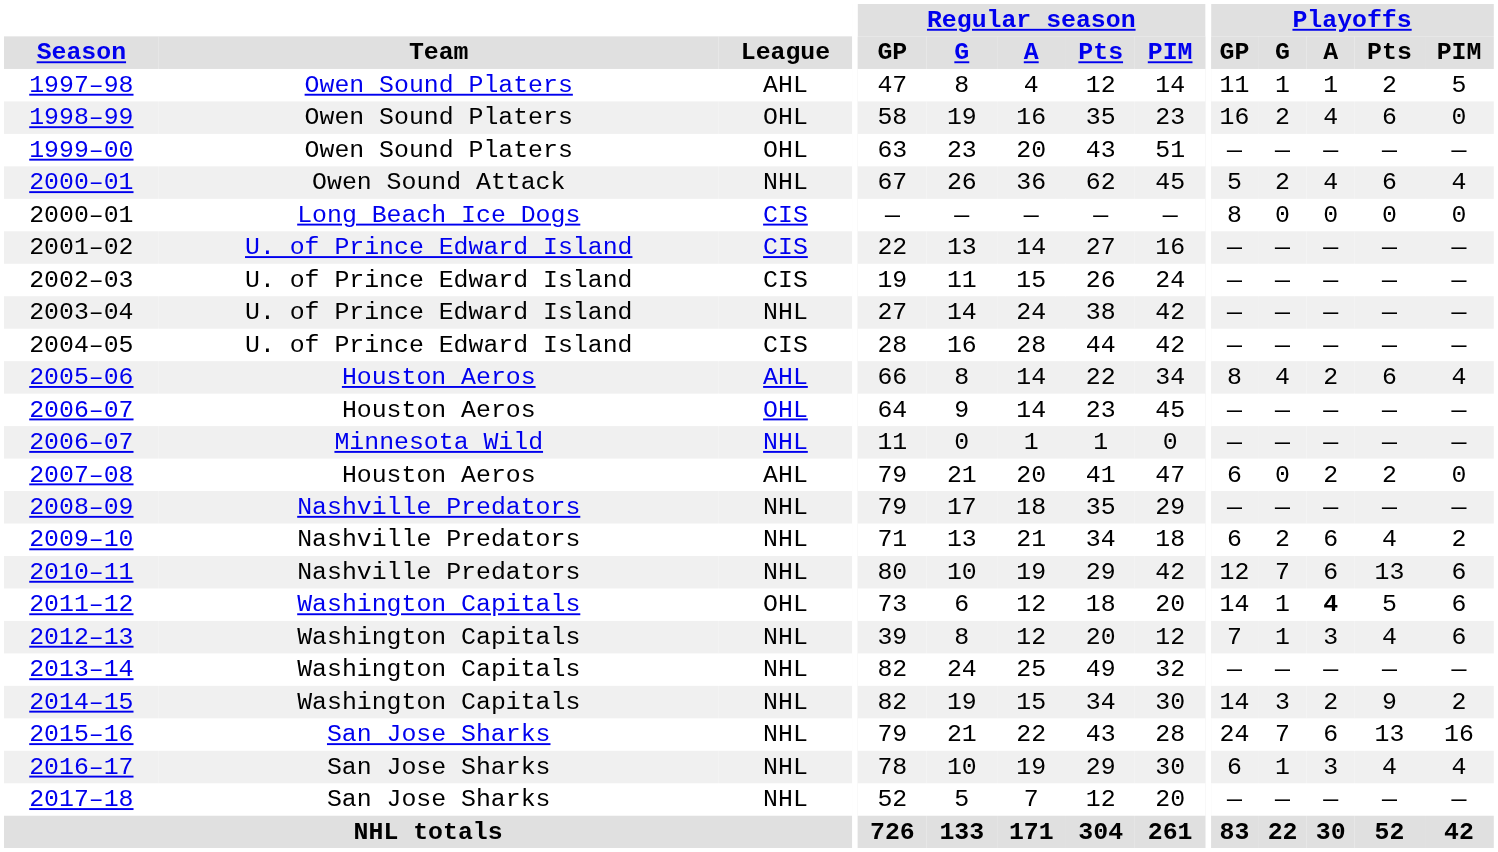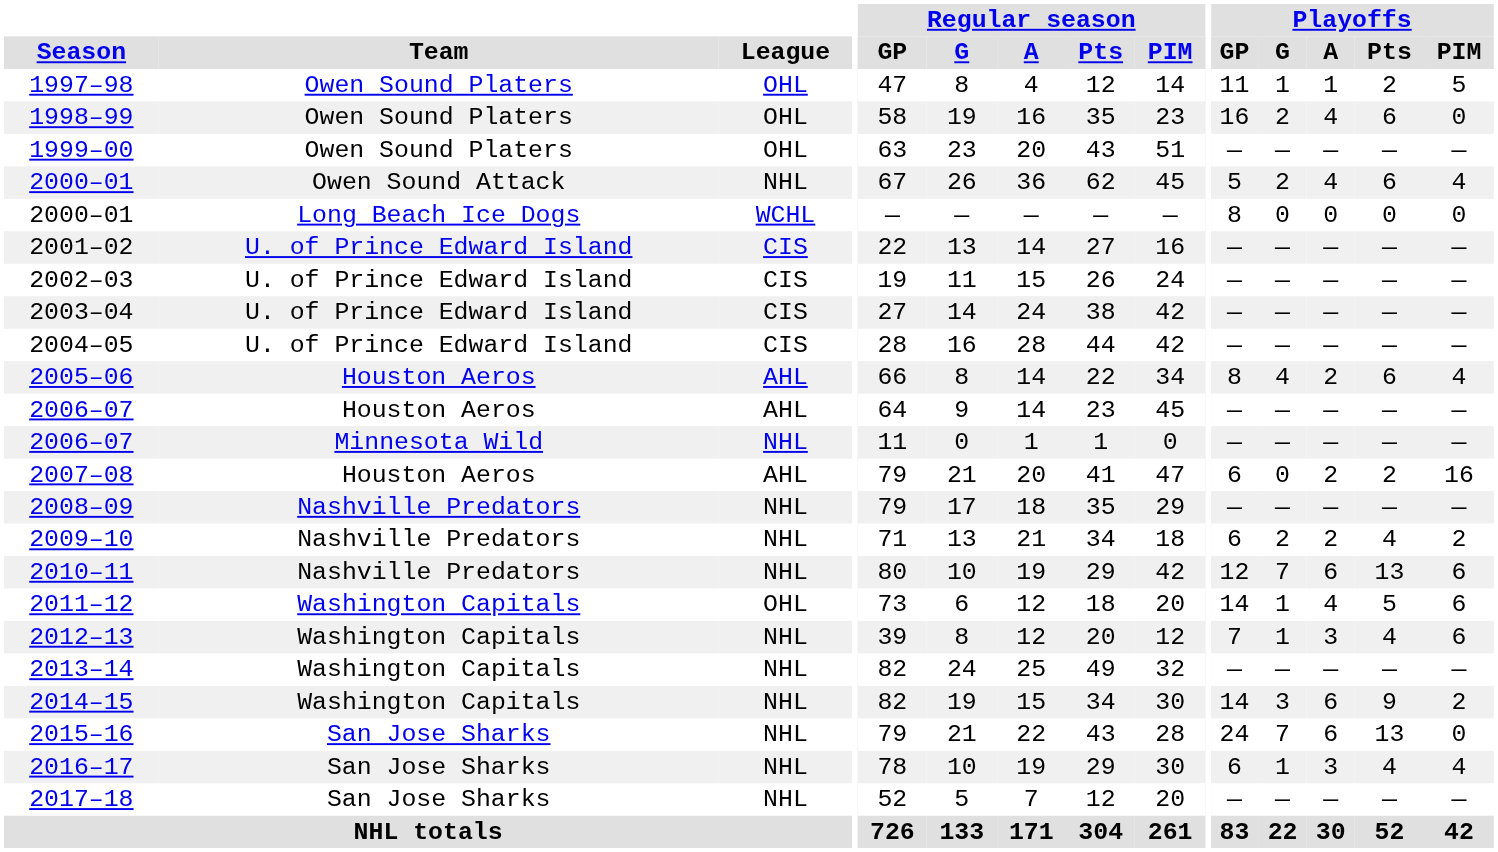(785, 85) AHL -> (785, 85) OHL
(785, 215) CIS -> (785, 215) WCHL
(785, 312) NHL -> (785, 312) CIS
(785, 410) OHL -> (785, 410) AHL
(1459, 475) 0 -> (1459, 475) 16
(1331, 540) 6 -> (1331, 540) 2
(1331, 605) bold -> (1331, 605) normal
(1331, 702) 2 -> (1331, 702) 6
(1459, 735) 16 -> (1459, 735) 0
